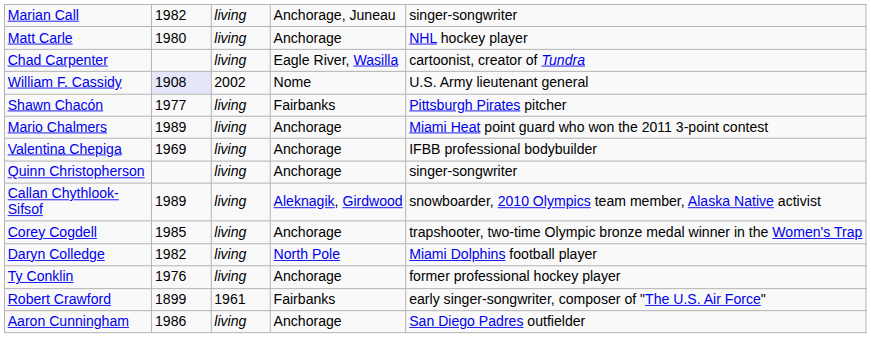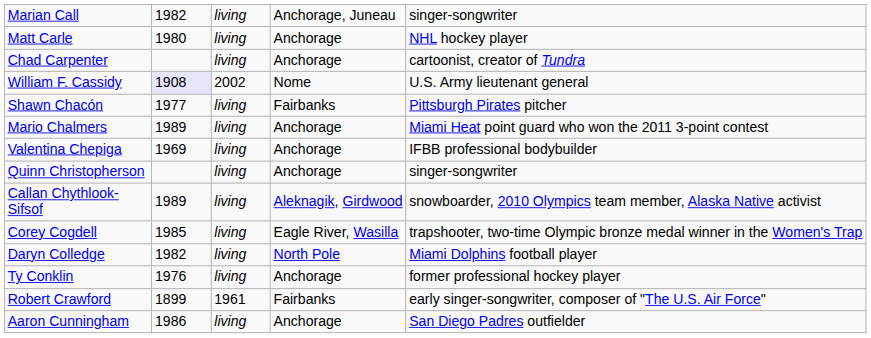(336, 60) Eagle River, Wasilla -> (308, 60) Anchorage
(308, 232) Anchorage -> (336, 232) Eagle River, Wasilla
